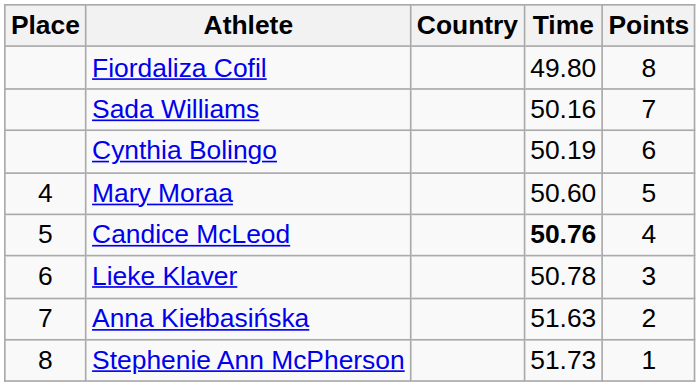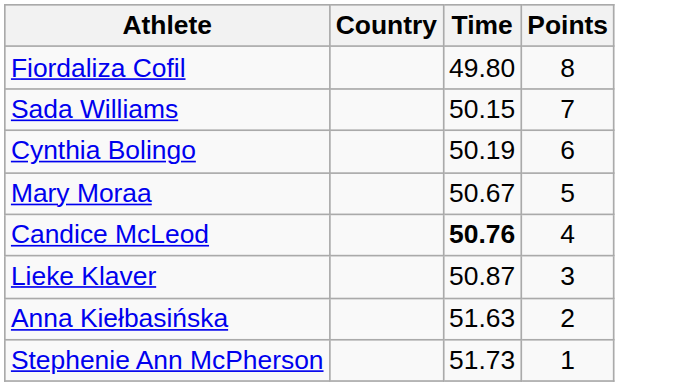- column: (45, 25)
(563, 109) 50.16 -> (482, 109) 50.15
(563, 192) 50.60 -> (482, 192) 50.67
(563, 276) 50.78 -> (482, 276) 50.87
